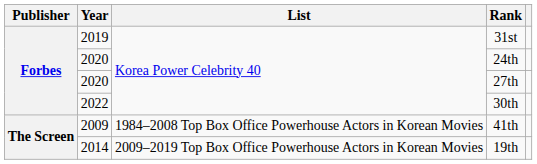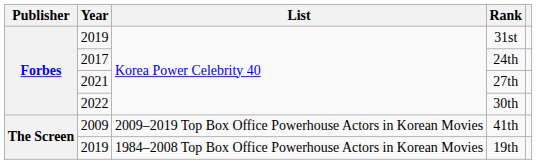(95, 59) 2020 -> (95, 59) 2017
(95, 81) 2020 -> (95, 81) 2021
(299, 125) 1984–2008 Top Box Office Powerhouse Actors in Korean Movies -> (299, 125) 2009–2019 Top Box Office Powerhouse Actors in Korean Movies
(95, 147) 2014 -> (95, 147) 2019
(299, 147) 2009–2019 Top Box Office Powerhouse Actors in Korean Movies -> (299, 147) 1984–2008 Top Box Office Powerhouse Actors in Korean Movies
